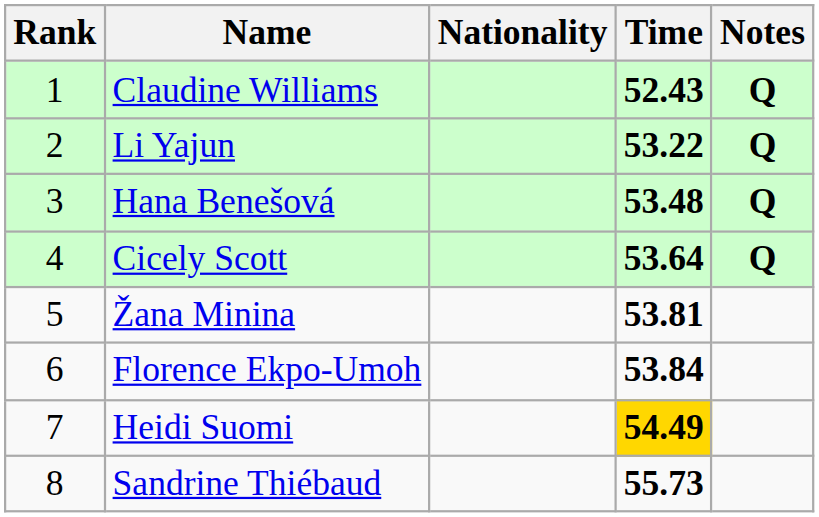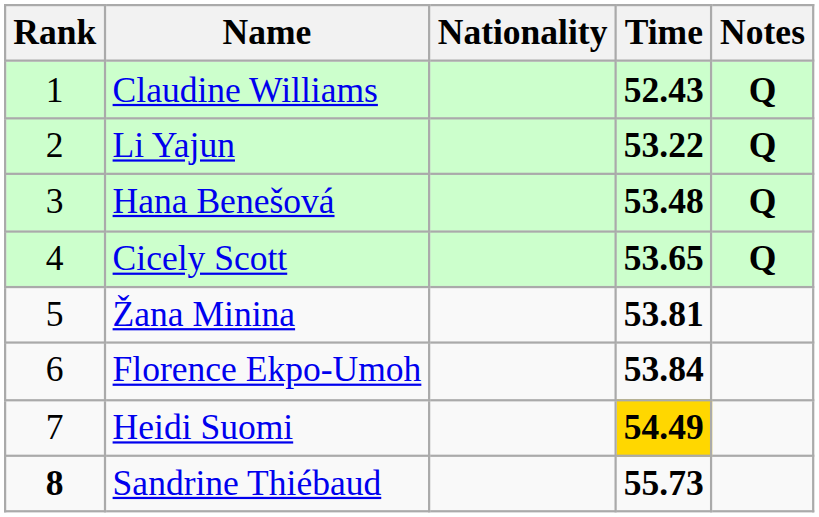(664, 257) 53.64 -> (664, 257) 53.65
(55, 483) normal -> (55, 483) bold
